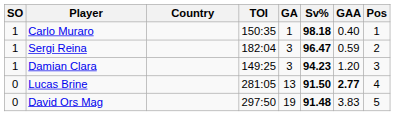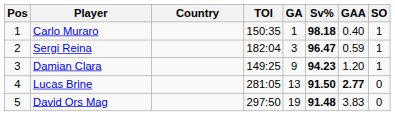columns swapped: (377, 13) <-> (15, 13)
(289, 66) 3 -> (294, 66) 9
